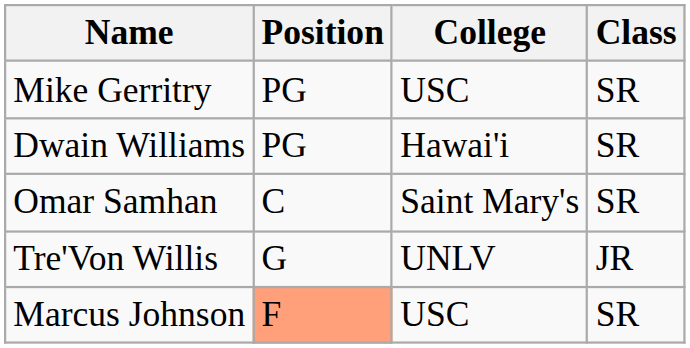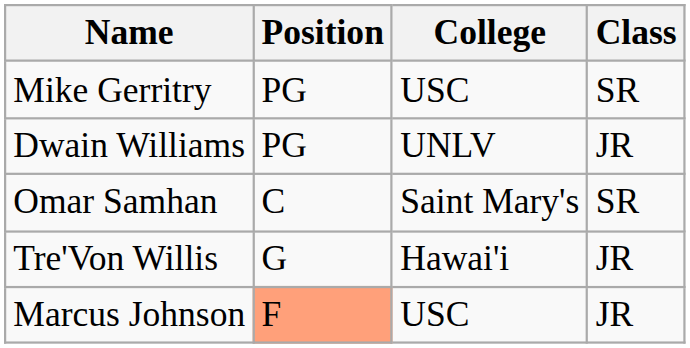(455, 145) Hawai'i -> (448, 145) UNLV
(617, 145) SR -> (614, 145) JR
(448, 257) UNLV -> (455, 257) Hawai'i
(617, 314) SR -> (614, 314) JR
